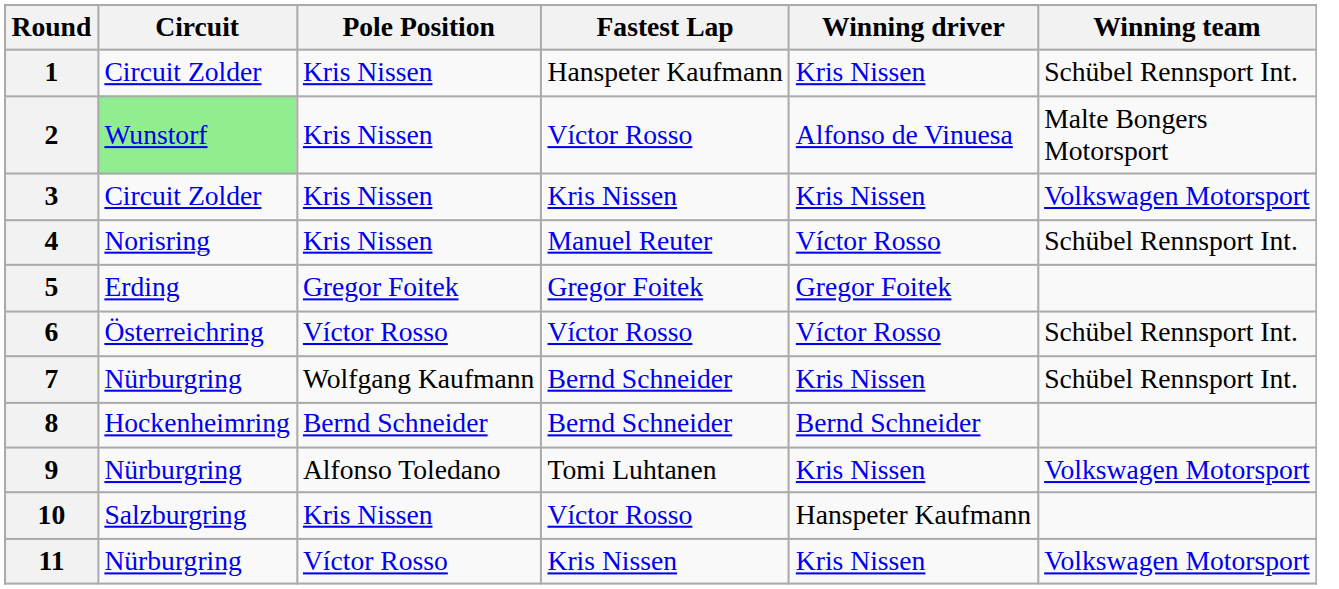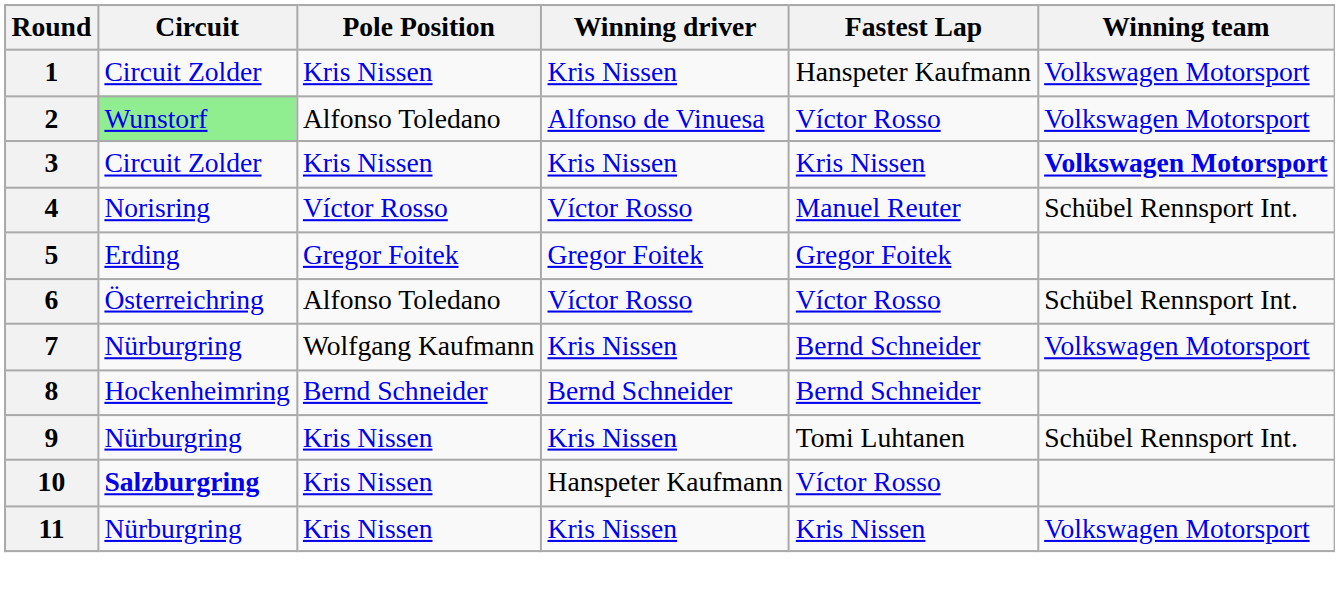columns swapped: (665, 26) <-> (913, 26)
(1171, 72) Schübel Rennsport Int. -> (1177, 72) Volkswagen Motorsport
(368, 134) Kris Nissen -> (402, 117) Alfonso Toledano
(1126, 134) Malte Bongers Motorsport -> (1177, 117) Volkswagen Motorsport
(1177, 195) normal -> (1186, 163) bold
(368, 241) Kris Nissen -> (375, 209) Víctor Rosso
(375, 332) Víctor Rosso -> (402, 300) Alfonso Toledano
(1171, 378) Schübel Rennsport Int. -> (1177, 345) Volkswagen Motorsport
(402, 469) Alfonso Toledano -> (368, 436) Kris Nissen
(1177, 469) Volkswagen Motorsport -> (1171, 436) Schübel Rennsport Int.
(175, 514) normal -> (182, 482) bold
(375, 560) Víctor Rosso -> (368, 527) Kris Nissen
